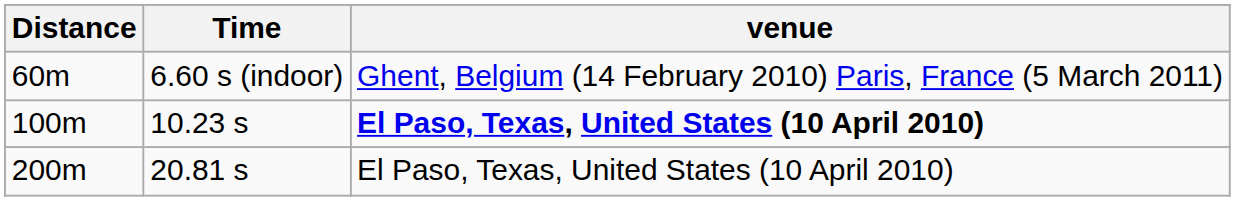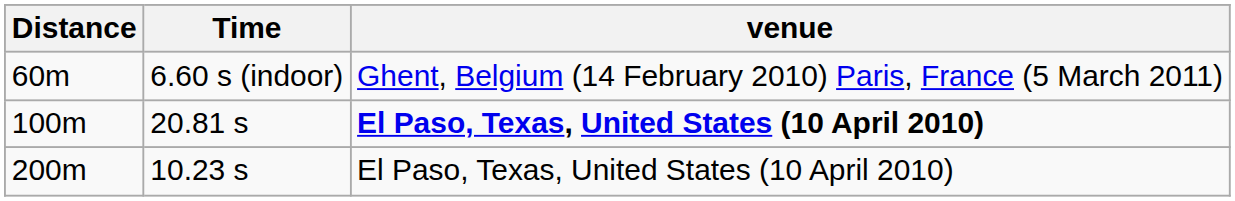(199, 123) 10.23 s -> (199, 123) 20.81 s
(199, 170) 20.81 s -> (199, 170) 10.23 s
